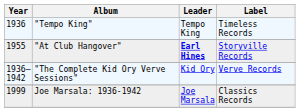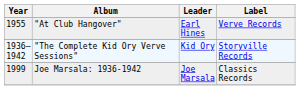- row: (63, 24)
(193, 51) bold -> (193, 29) normal
(243, 51) Storyville Records -> (250, 24) Verve Records
(250, 69) Verve Records -> (243, 51) Storyville Records
